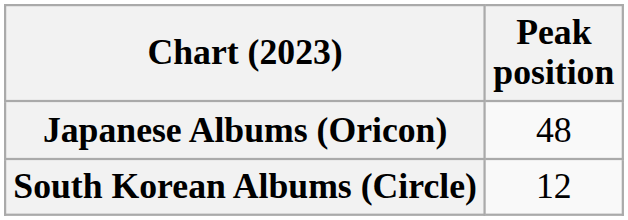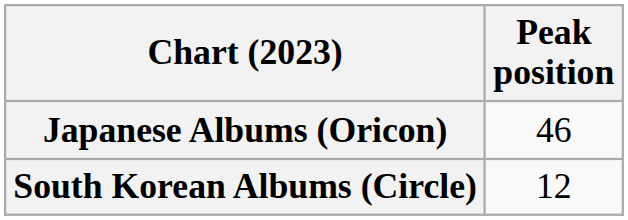(554, 129) 48 -> (554, 129) 46
